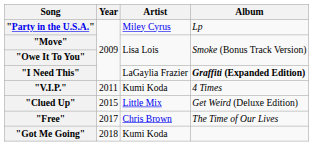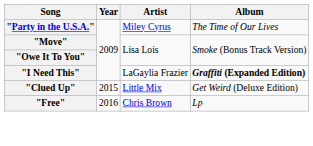(197, 27) Lp -> (235, 27) The Time of Our Lives
- row: (51, 88)
(109, 118) 2017 -> (109, 103) 2016
(235, 118) The Time of Our Lives -> (197, 103) Lp
- row: (51, 133)
